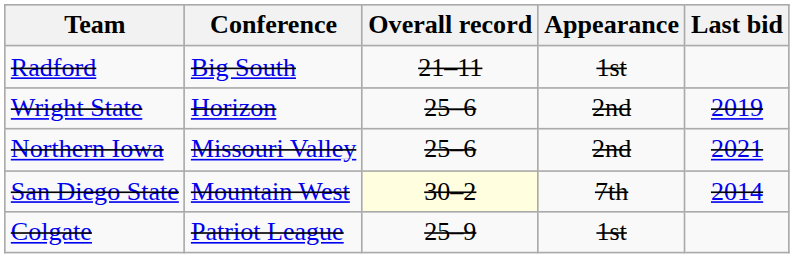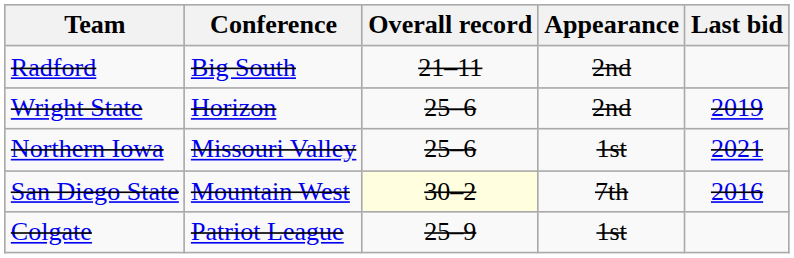(612, 66) 1st -> (612, 66) 2nd
(612, 149) 2nd -> (612, 149) 1st
(737, 190) 2014 -> (737, 190) 2016
